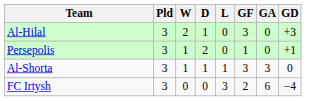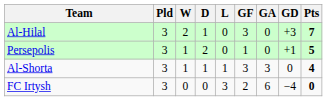+ column: (312, 13)
